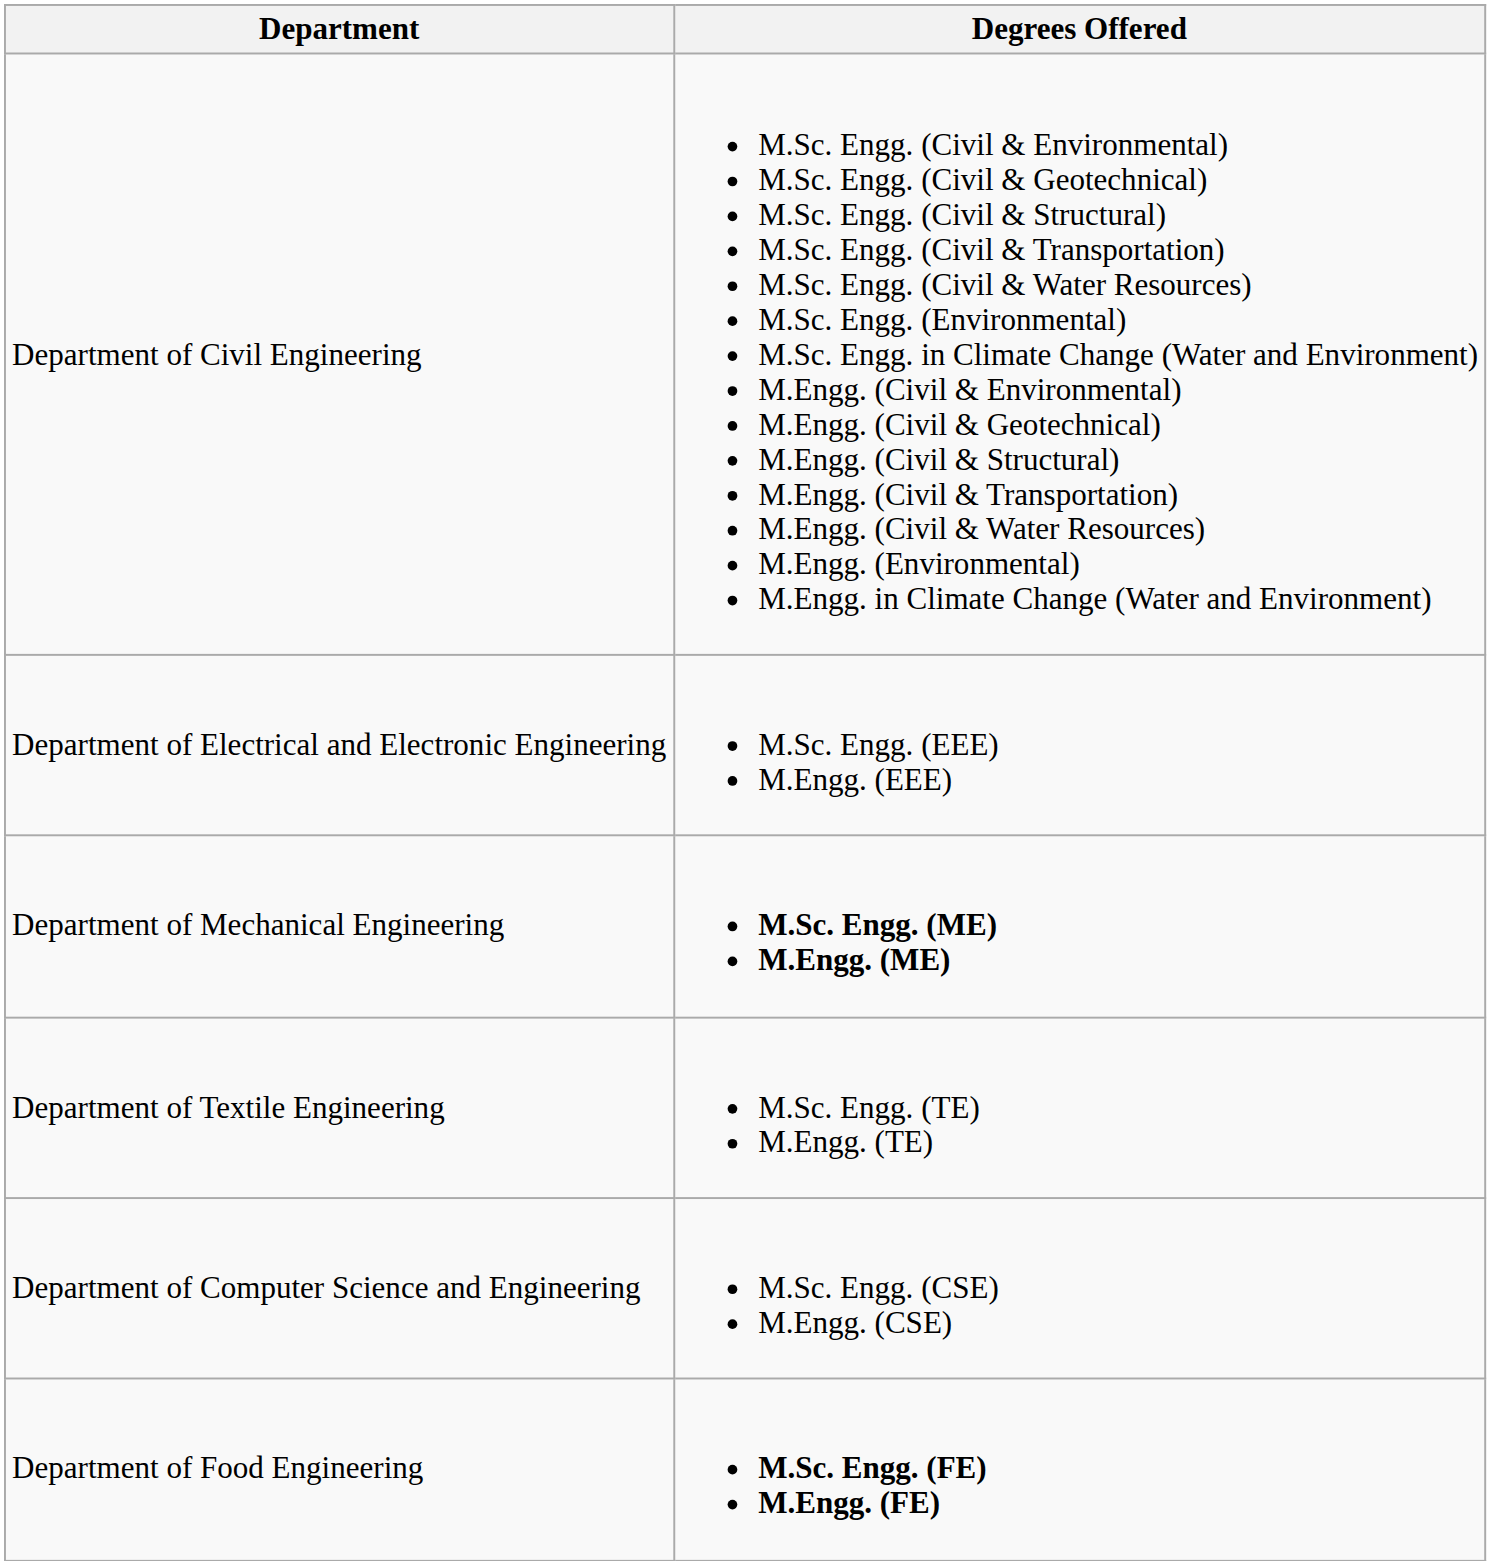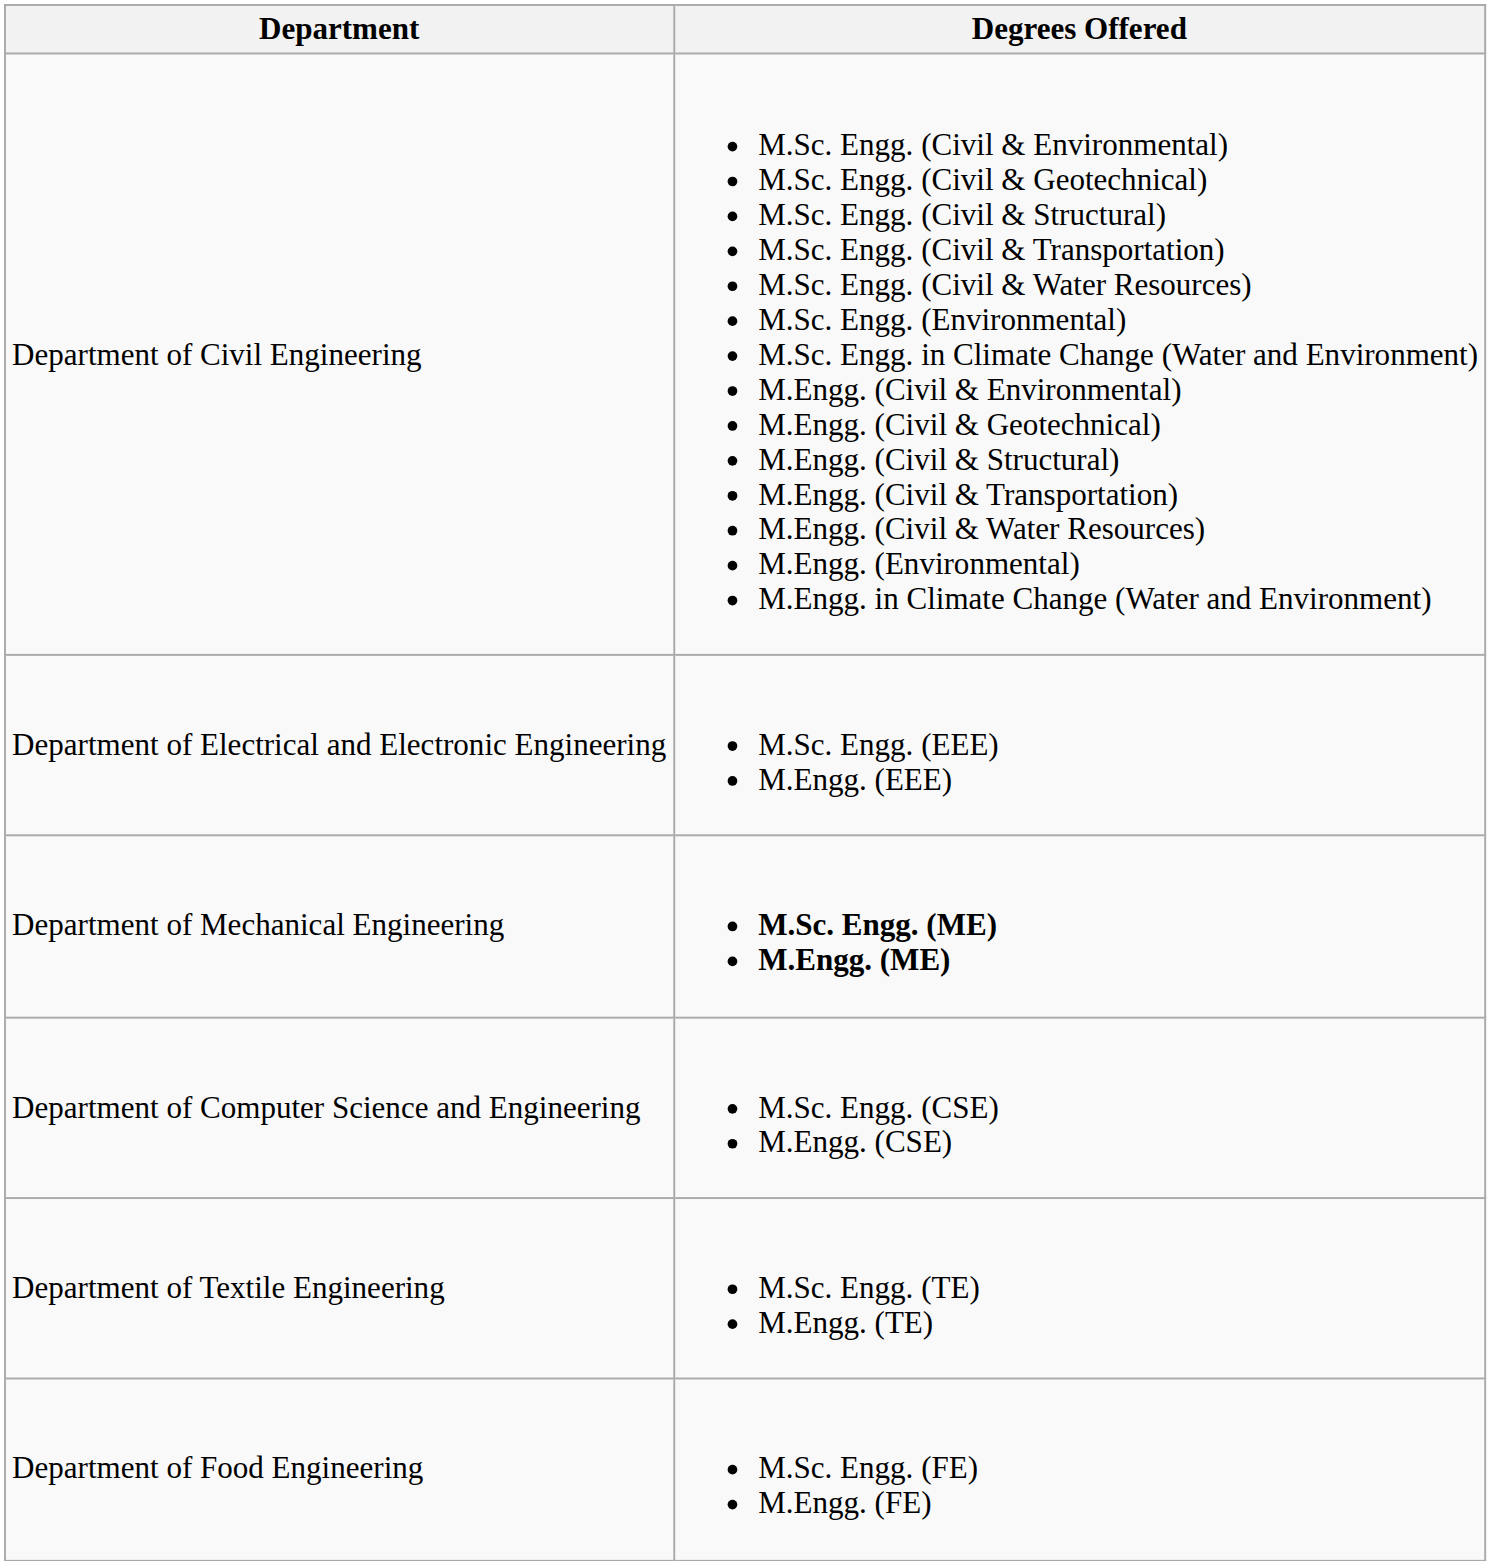rows swapped: (326, 1287) <-> (228, 1106)
(1079, 1487) bold -> (1079, 1487) normal
